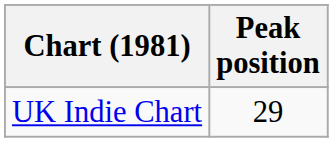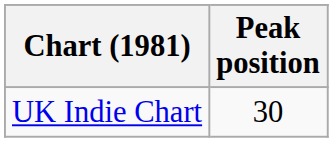(268, 111) 29 -> (268, 111) 30
